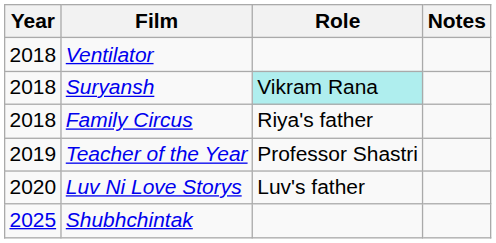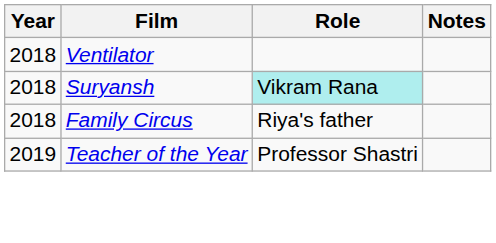- row: (154, 187)
- row: (129, 220)
